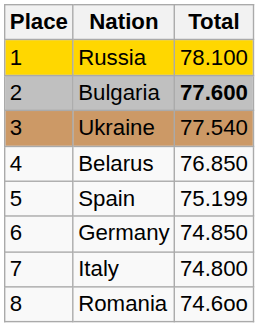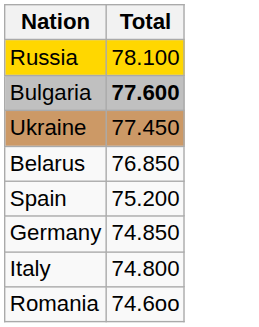- column: (39, 22)
(214, 127) 77.540 -> (146, 127) 77.450
(214, 198) 75.199 -> (146, 198) 75.200
